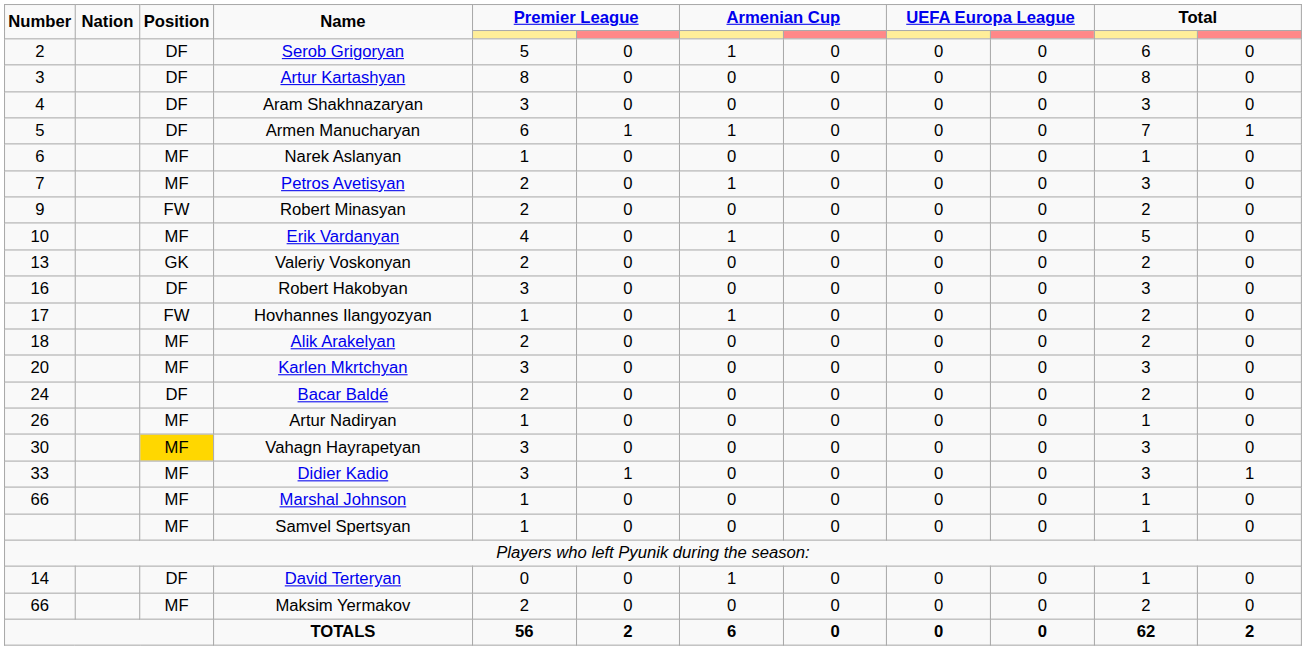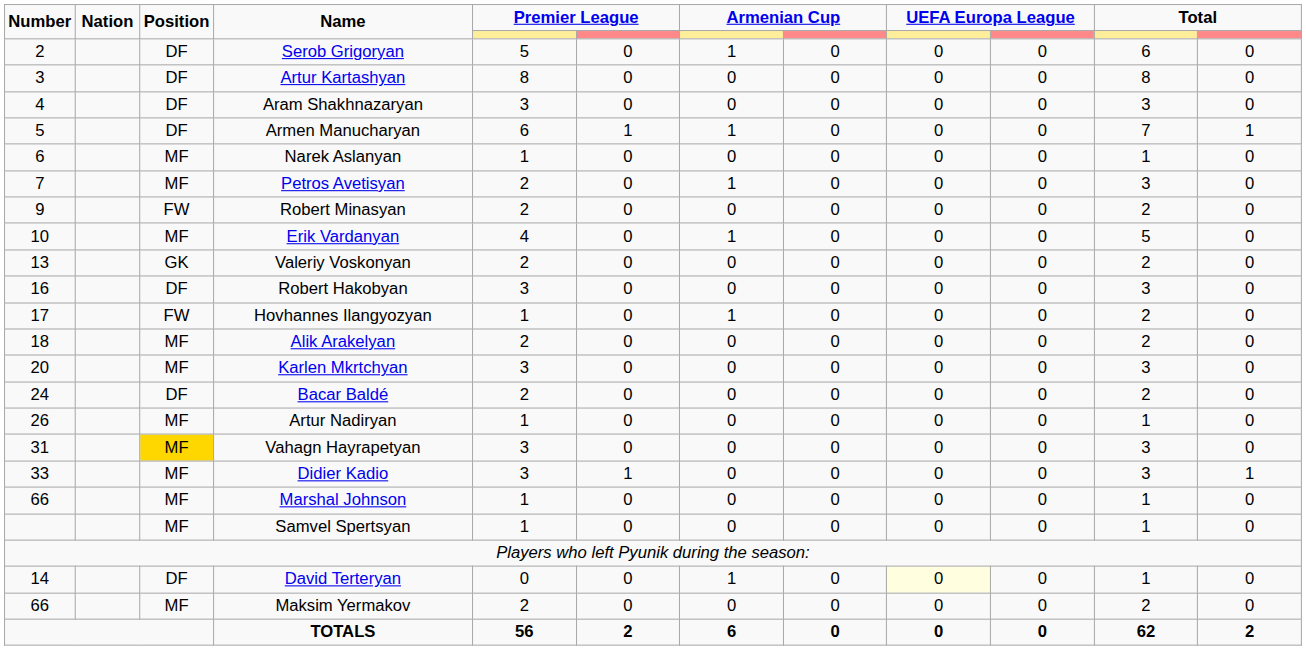(40, 447) 30 -> (40, 447) 31
(939, 579) no background -> (939, 579) lightyellow background
